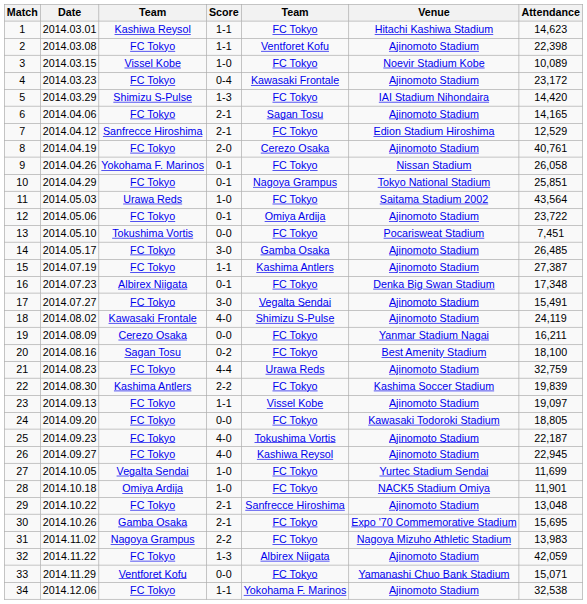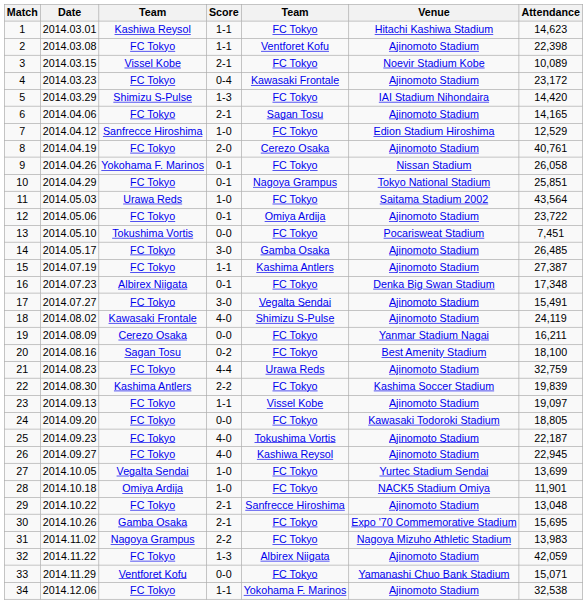(224, 64) 1-0 -> (224, 64) 2-1
(224, 132) 2-1 -> (224, 132) 1-0
(551, 472) 11,699 -> (551, 472) 13,699
